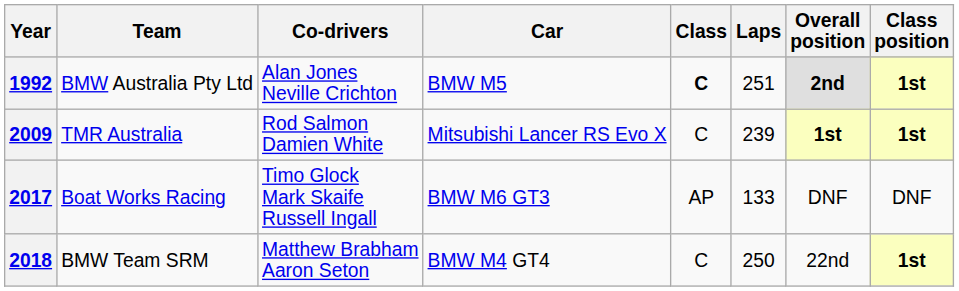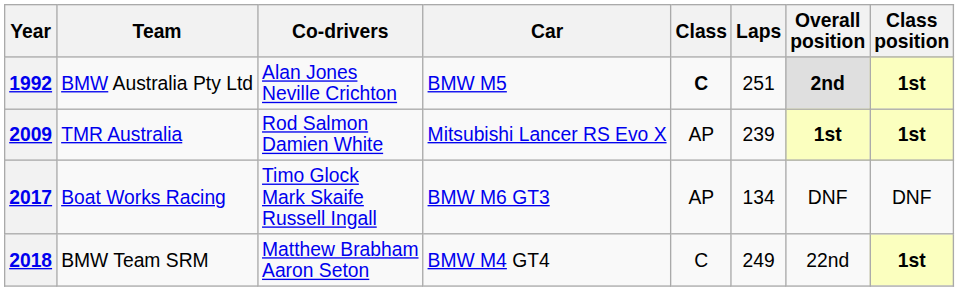(701, 135) C -> (701, 135) AP
(759, 198) 133 -> (759, 198) 134
(759, 260) 250 -> (759, 260) 249
